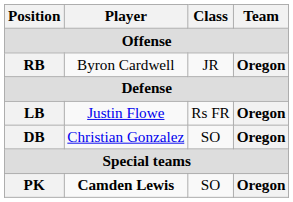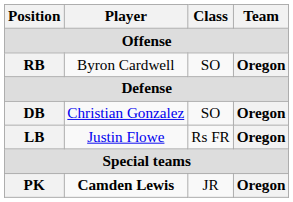(211, 64) JR -> (210, 64) SO
rows swapped: (34, 112) <-> (34, 137)
(210, 185) SO -> (211, 185) JR
